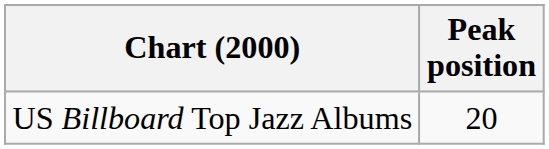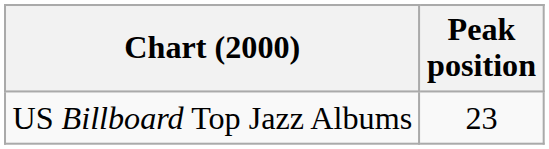(482, 117) 20 -> (482, 117) 23
